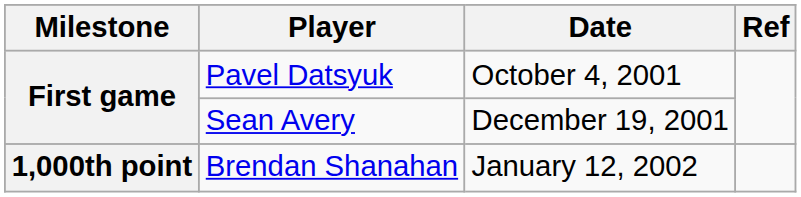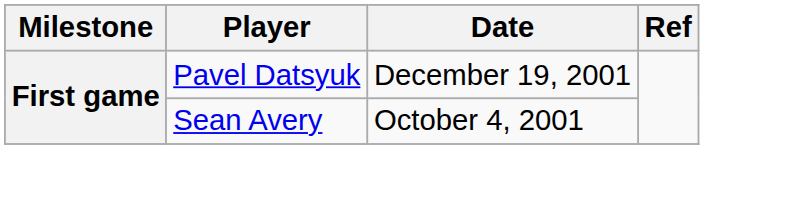(577, 74) October 4, 2001 -> (502, 74) December 19, 2001
(600, 120) December 19, 2001 -> (479, 120) October 4, 2001
- row: (332, 167)
